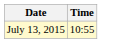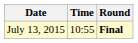+ column: (115, 13)
